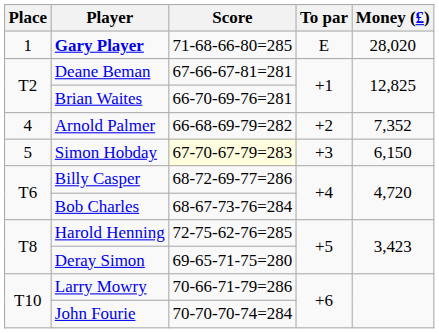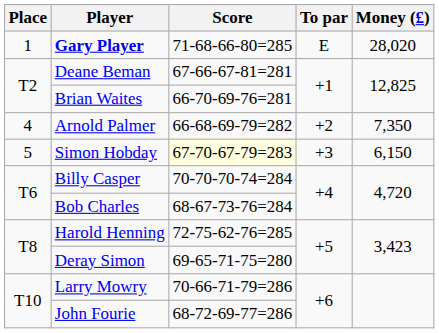(393, 125) 7,352 -> (393, 125) 7,350
(232, 179) 68-72-69-77=286 -> (232, 179) 70-70-70-74=284
(232, 313) 70-70-70-74=284 -> (232, 313) 68-72-69-77=286
